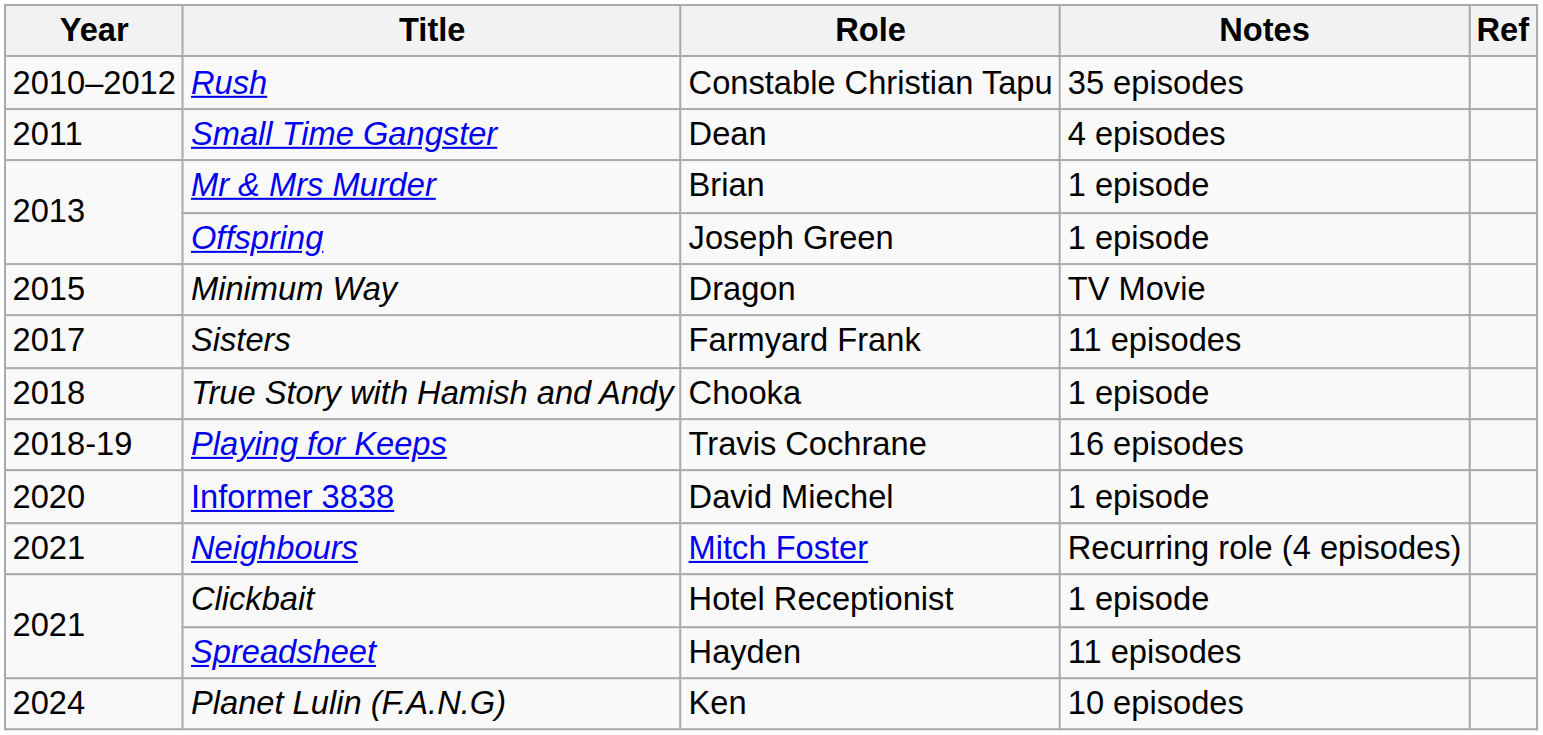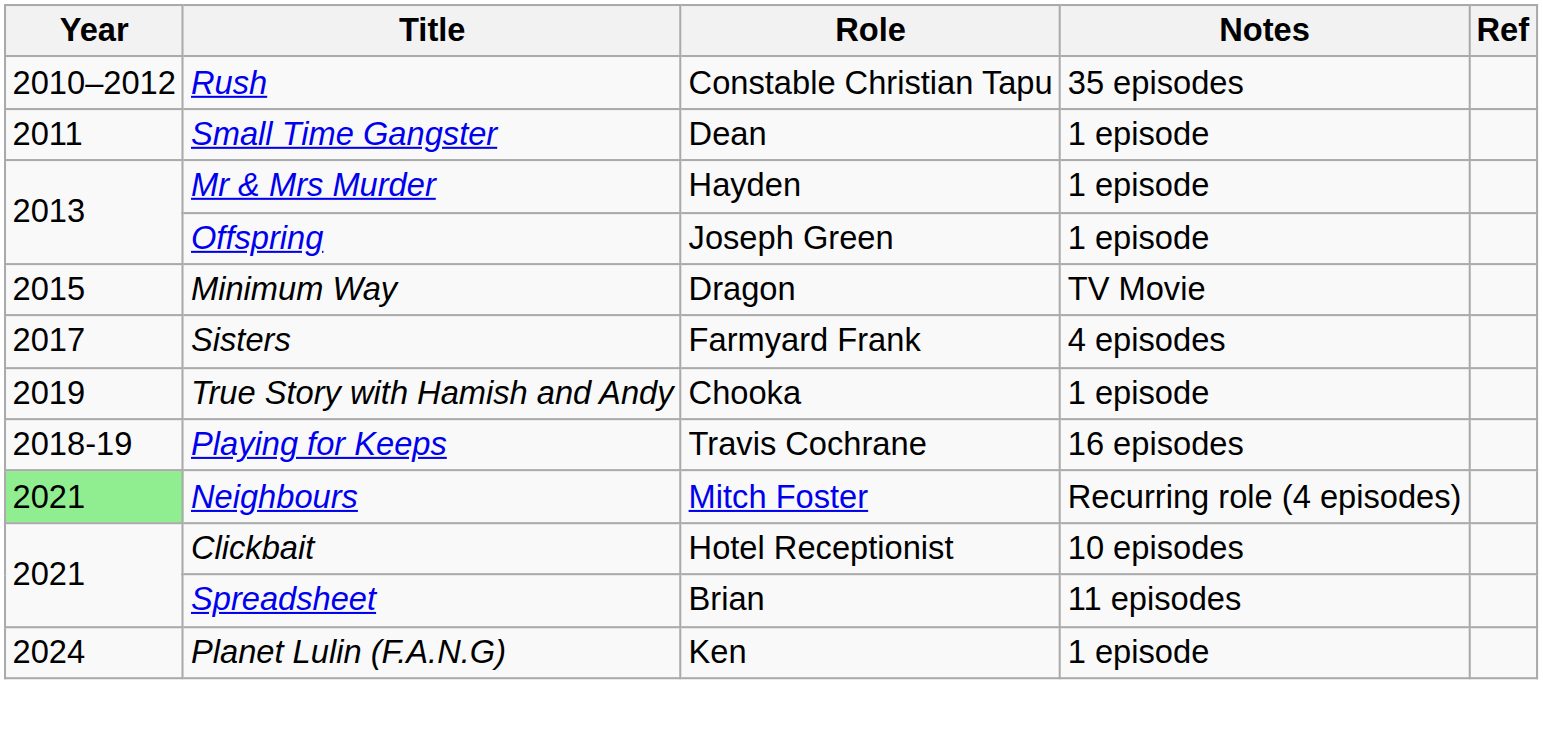(1147, 133) 4 episodes -> (1139, 133) 1 episode
(727, 185) Brian -> (745, 185) Hayden
(1155, 340) 11 episodes -> (1147, 340) 4 episodes
(49, 392) 2018 -> (49, 392) 2019
- row: (293, 496)
(49, 548) no background -> (49, 496) lightgreen background
(1139, 599) 1 episode -> (1156, 548) 10 episodes
(745, 651) Hayden -> (727, 599) Brian
(1156, 703) 10 episodes -> (1139, 651) 1 episode
